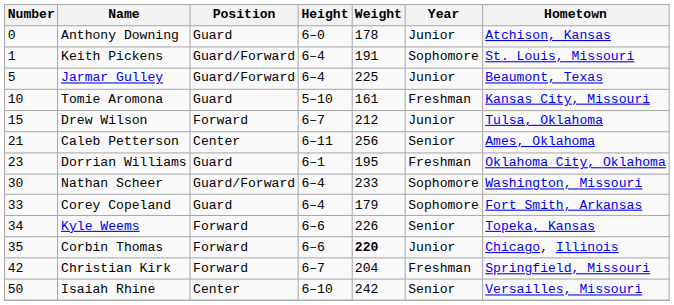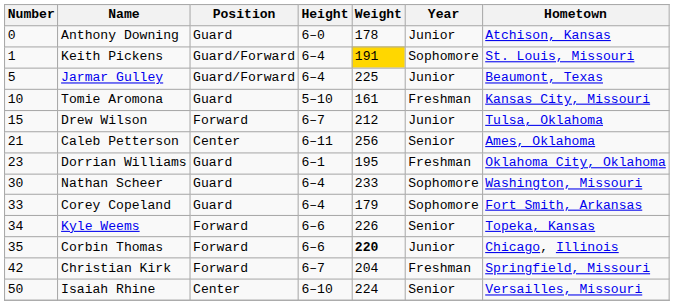(367, 58) no background -> (367, 58) gold background
(244, 185) Guard/Forward -> (213, 185) Guard
(367, 290) 242 -> (367, 290) 224
